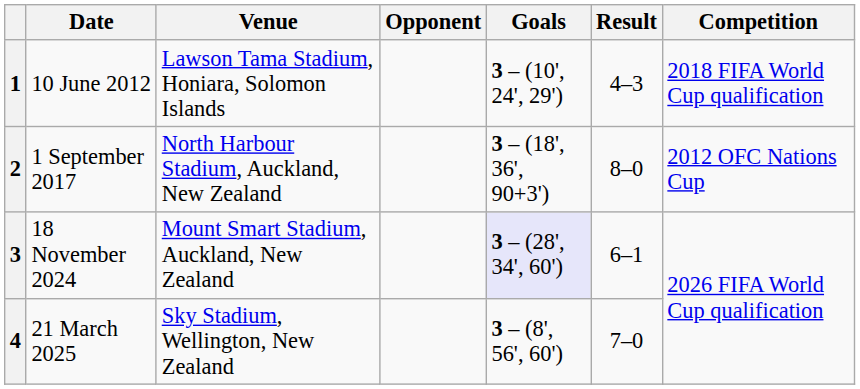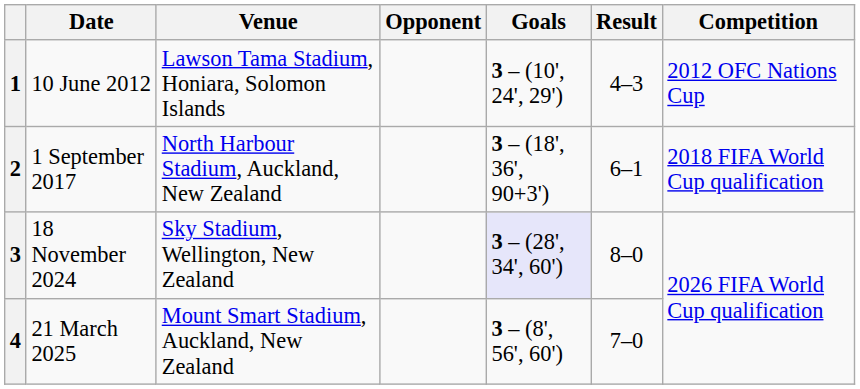(746, 82) 2018 FIFA World Cup qualification -> (752, 82) 2012 OFC Nations Cup
(627, 168) 8–0 -> (627, 168) 6–1
(752, 168) 2012 OFC Nations Cup -> (746, 168) 2018 FIFA World Cup qualification
(264, 254) Mount Smart Stadium, Auckland, New Zealand -> (238, 254) Sky Stadium, Wellington, New Zealand
(627, 254) 6–1 -> (627, 254) 8–0
(238, 340) Sky Stadium, Wellington, New Zealand -> (264, 340) Mount Smart Stadium, Auckland, New Zealand
